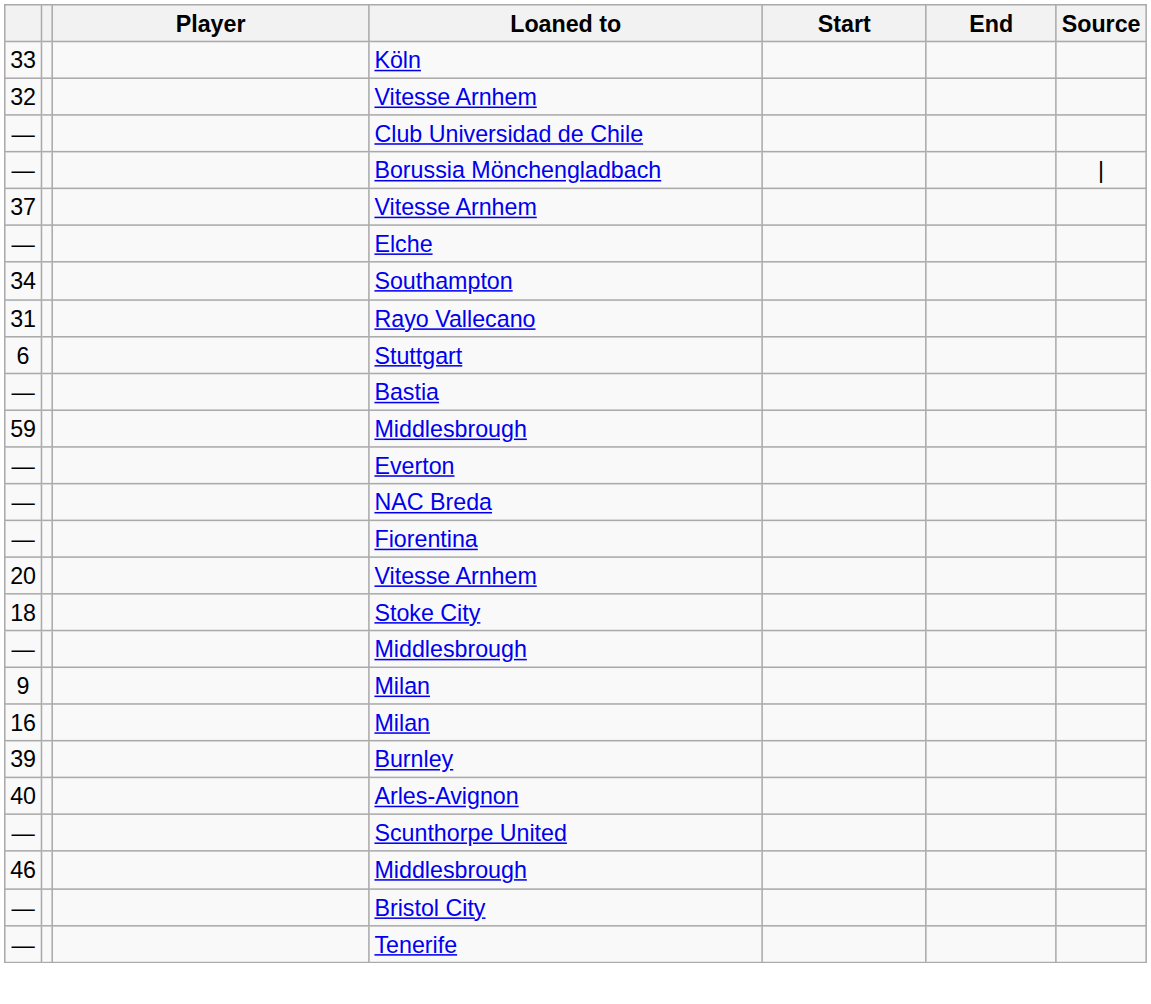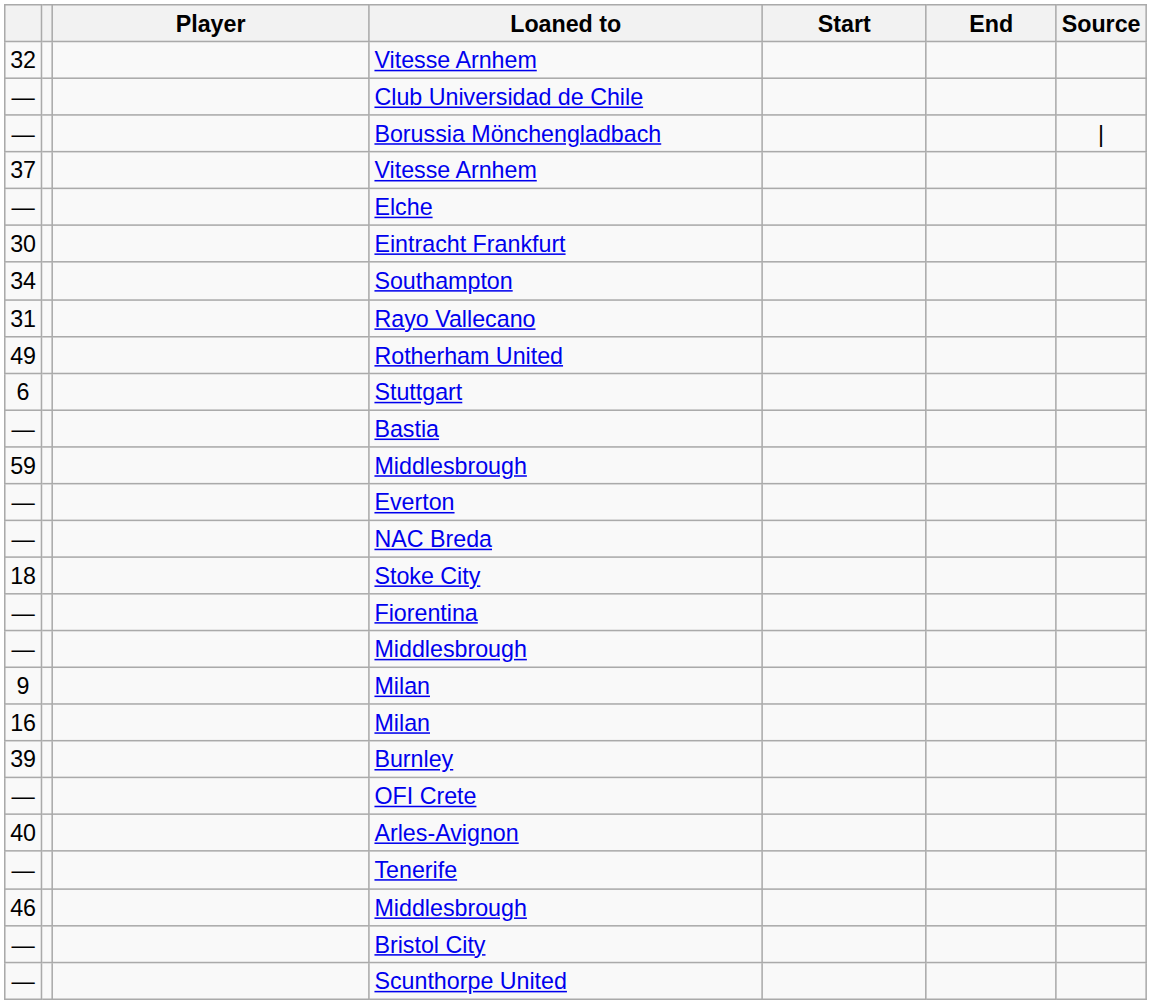- row: (23, 60)
+ row: (23, 244)
+ row: (23, 355)
rows swapped: (23, 612) <-> (23, 539)
- row: (23, 576)
+ row: (23, 796)
rows swapped: (23, 944) <-> (23, 833)
